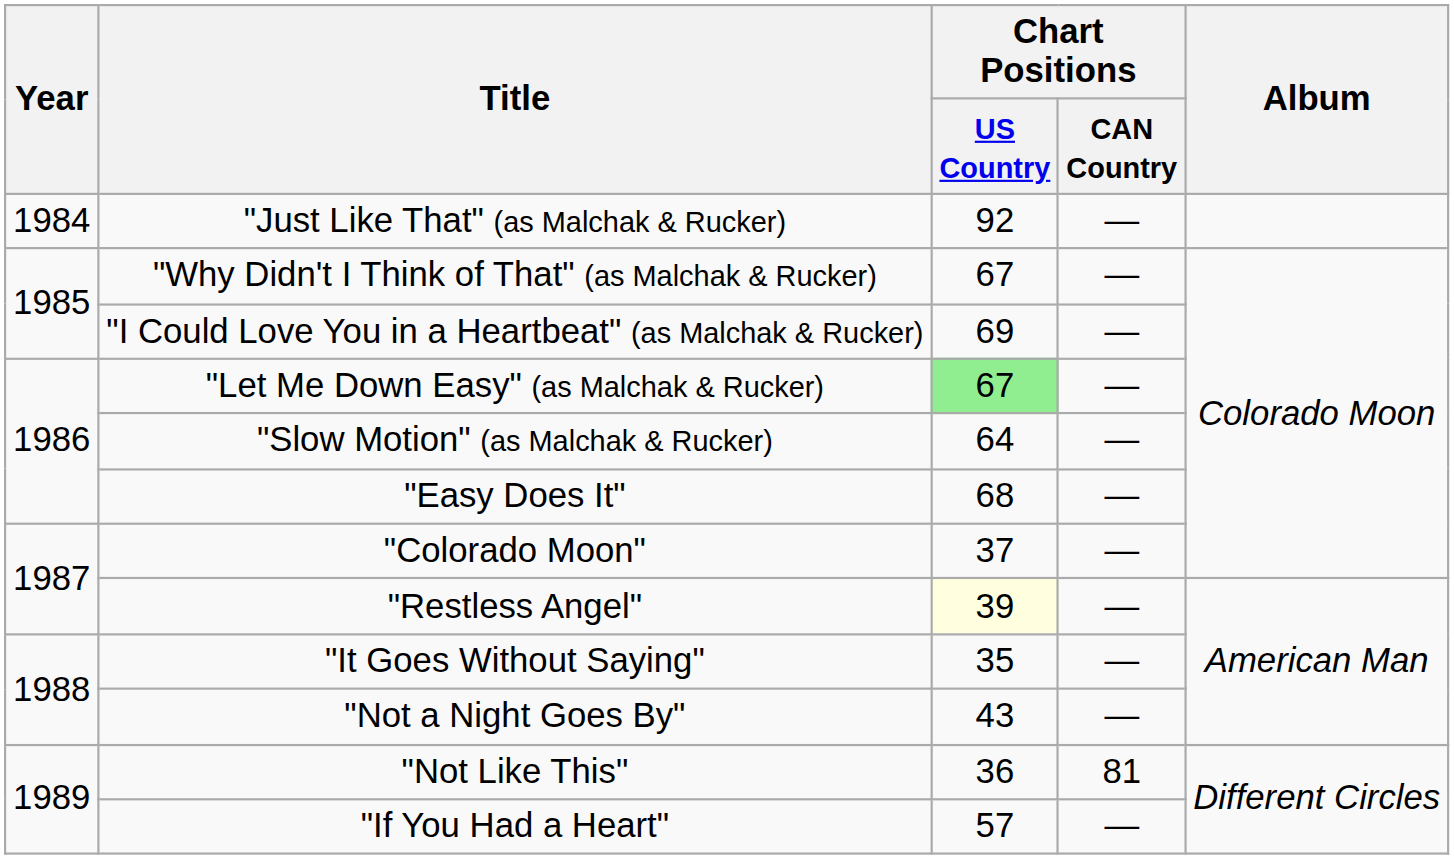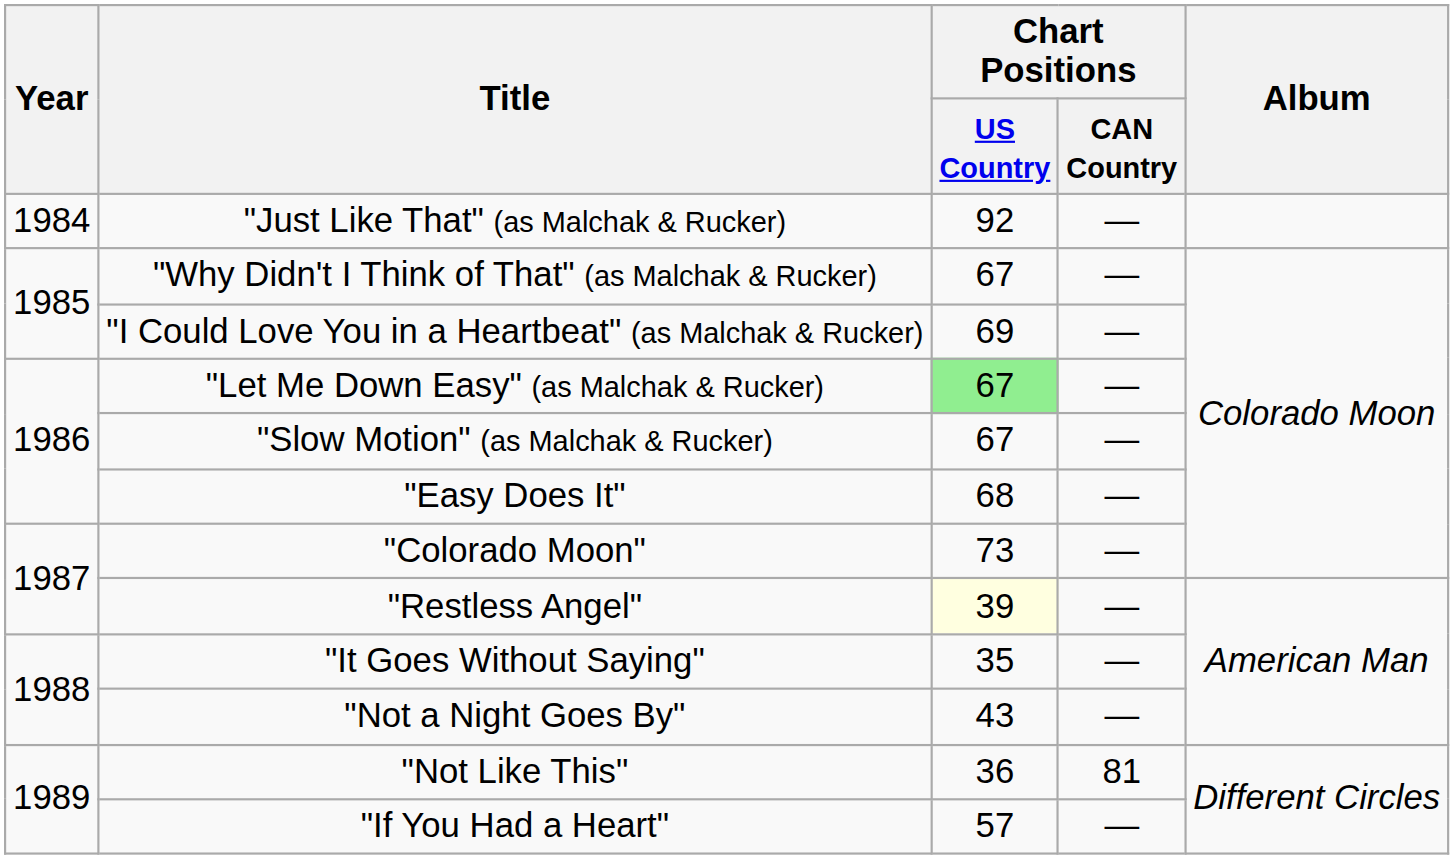(995, 440) 64 -> (995, 440) 67
(995, 550) 37 -> (995, 550) 73
